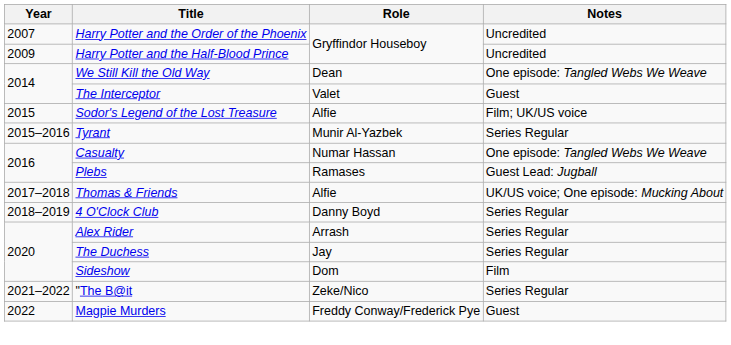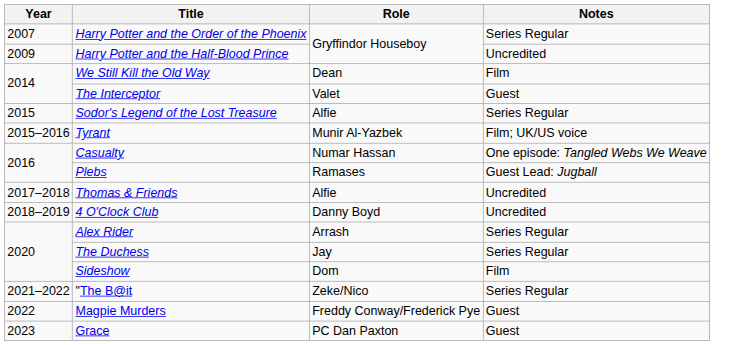(516, 34) Uncredited -> (527, 34) Series Regular
(596, 73) One episode: Tangled Webs We Weave -> (498, 73) Film
(536, 113) Film; UK/US voice -> (527, 113) Series Regular
(527, 133) Series Regular -> (536, 133) Film; UK/US voice
(605, 192) UK/US voice; One episode: Mucking About -> (516, 192) Uncredited
(527, 212) Series Regular -> (516, 212) Uncredited
+ row: (92, 331)
